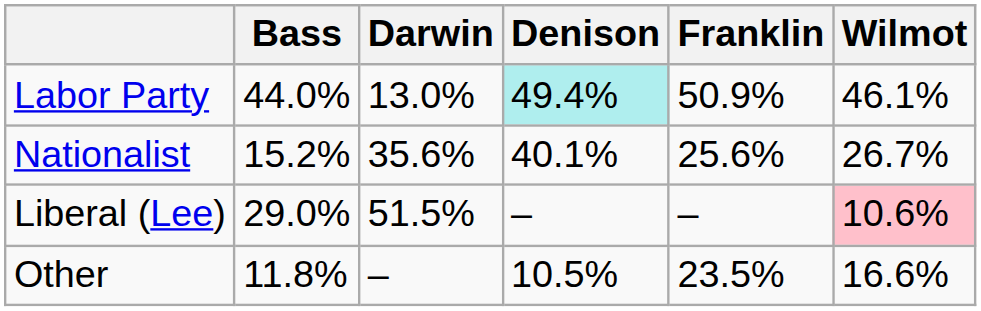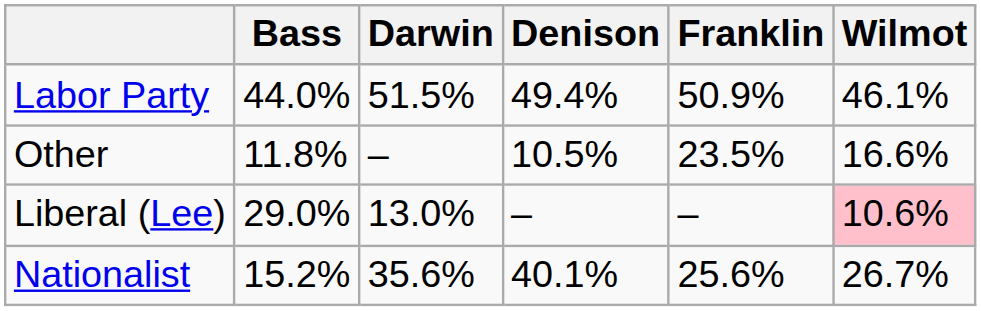(421, 94) 13.0% -> (421, 94) 51.5%
(565, 94) paleturquoise background -> (565, 94) no background
rows swapped: (102, 154) <-> (61, 273)
(421, 214) 51.5% -> (421, 214) 13.0%
